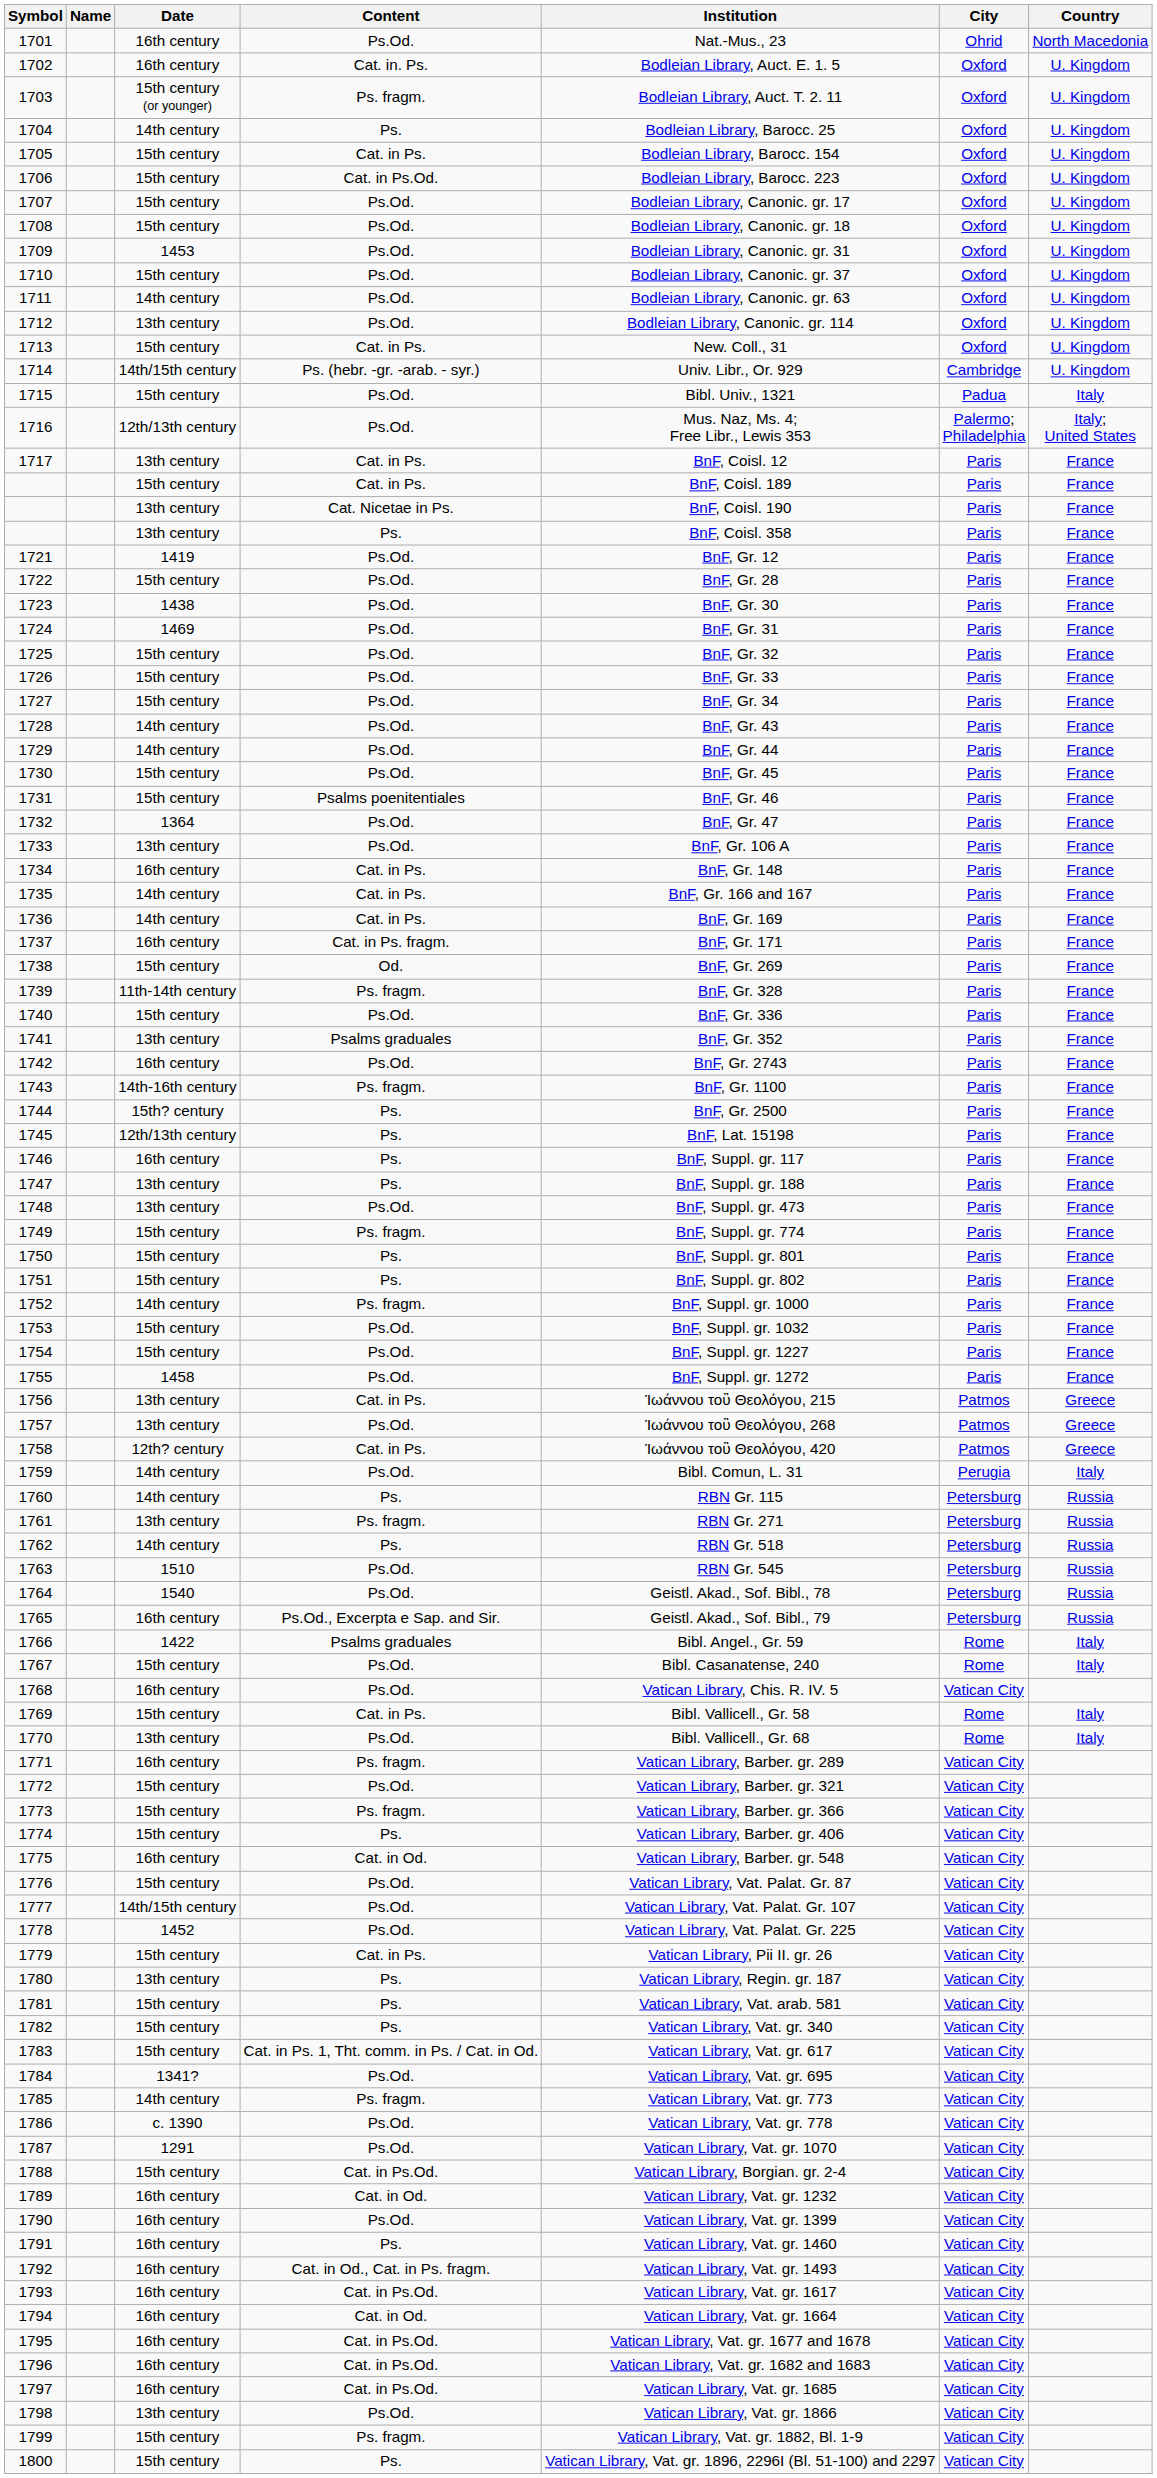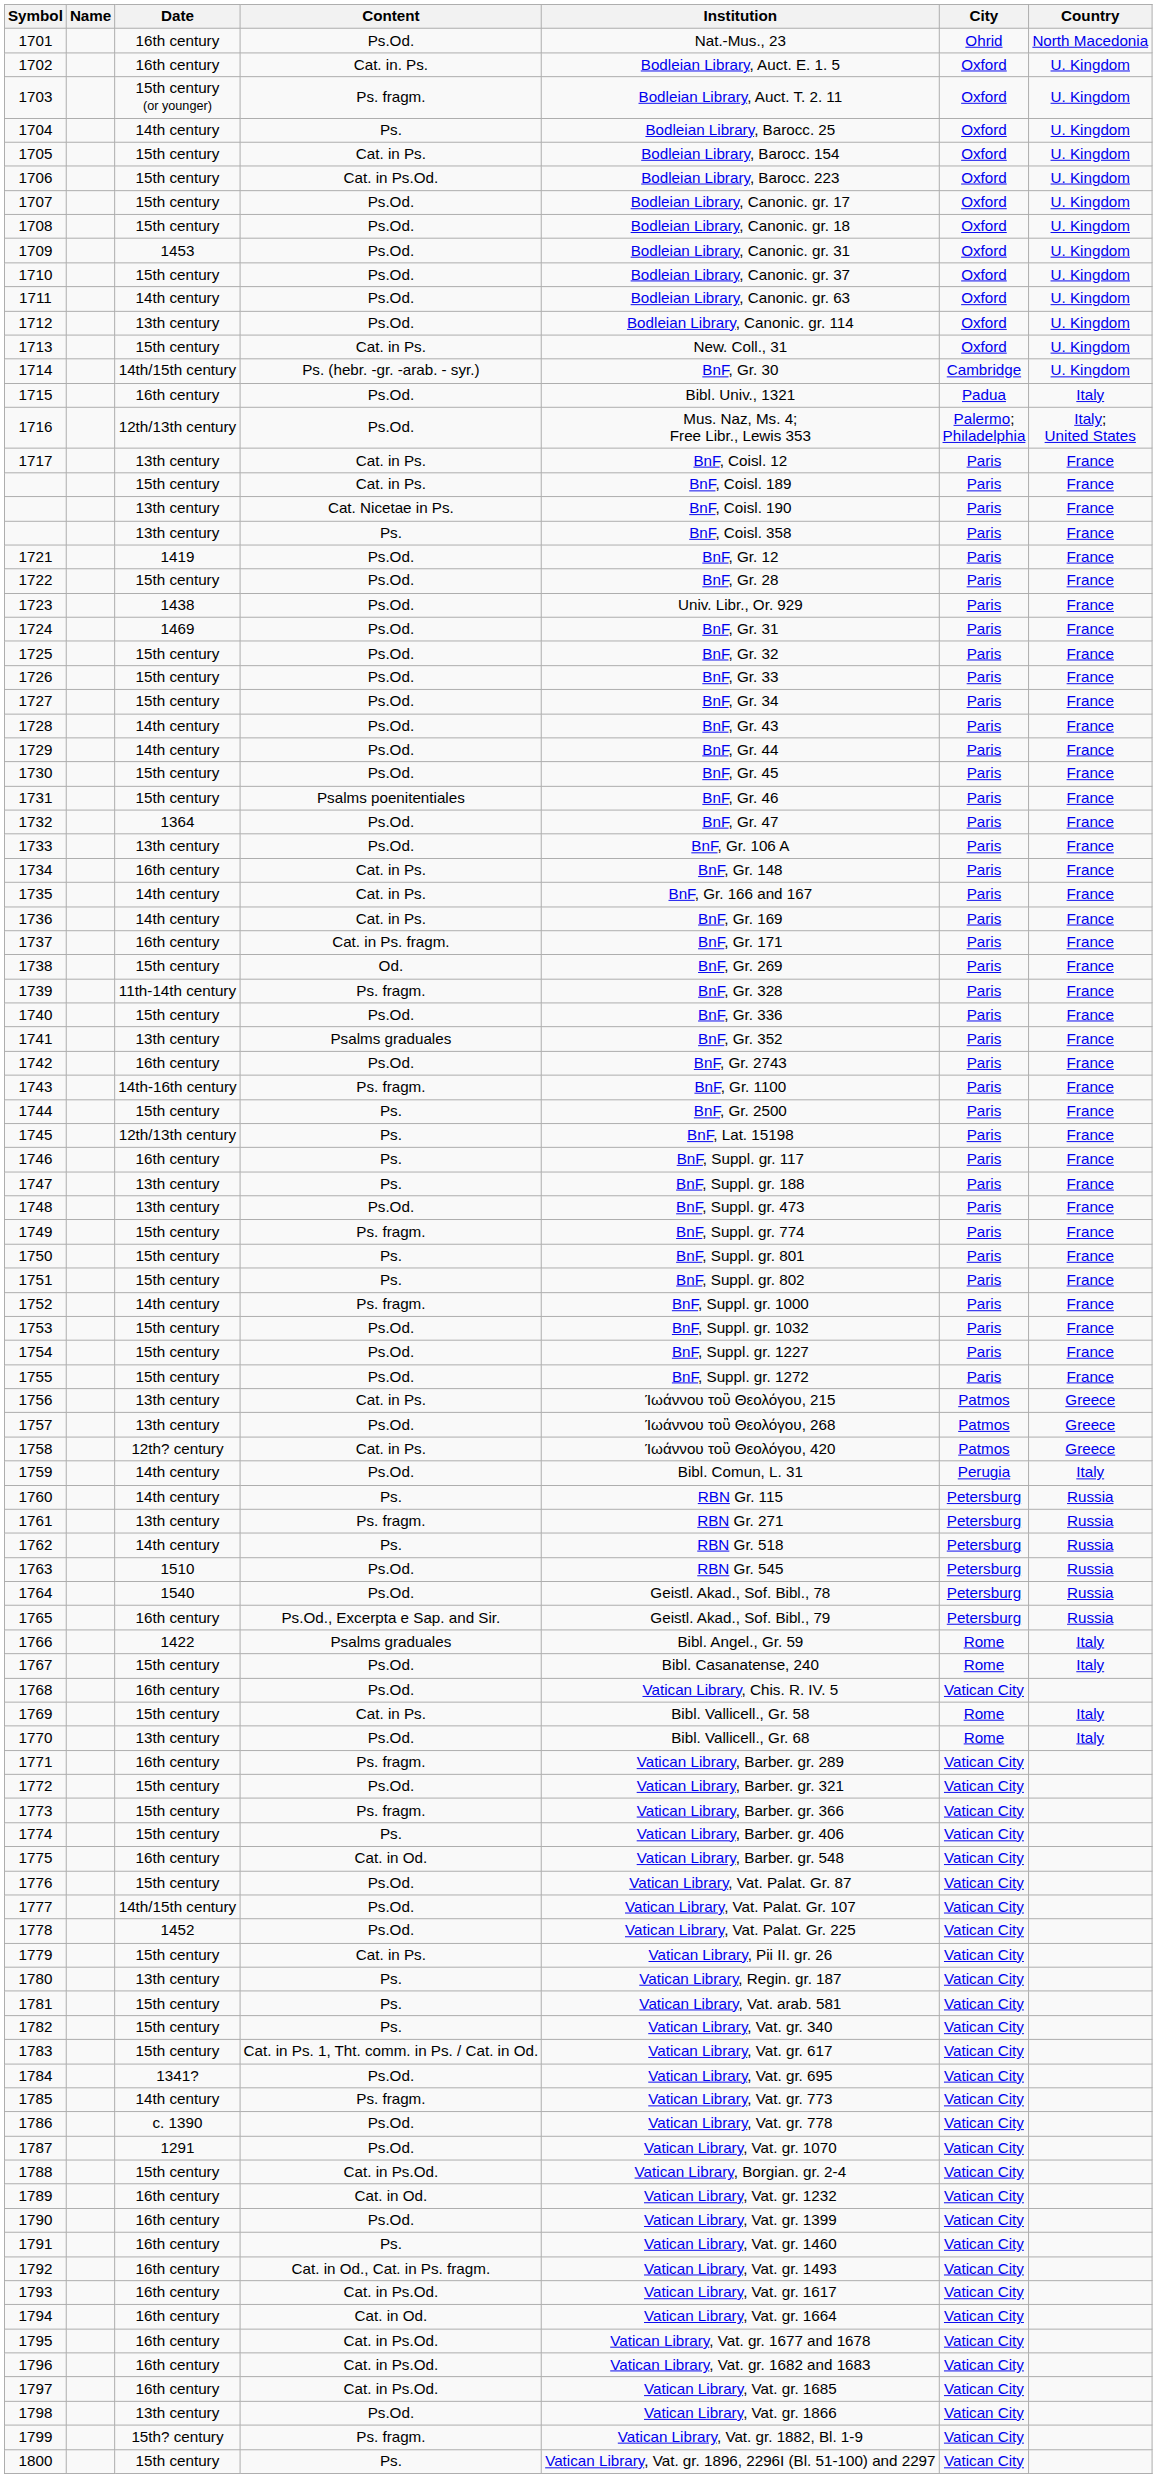(740, 371) Univ. Libr., Or. 929 -> (740, 371) BnF, Gr. 30
(177, 395) 15th century -> (177, 395) 16th century
(740, 605) BnF, Gr. 30 -> (740, 605) Univ. Libr., Or. 929
(177, 1111) 15th? century -> (177, 1111) 15th century
(177, 1376) 1458 -> (177, 1376) 15th century
(177, 2437) 15th century -> (177, 2437) 15th? century
